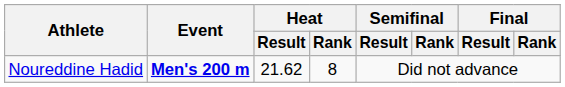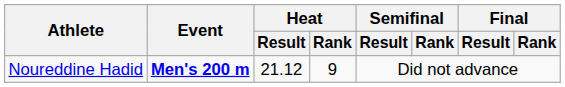(281, 69) 21.62 -> (281, 69) 21.12
(332, 69) 8 -> (332, 69) 9
